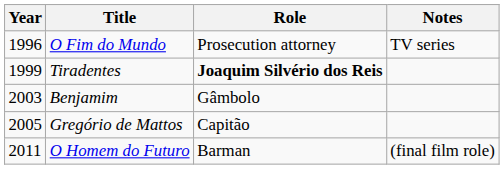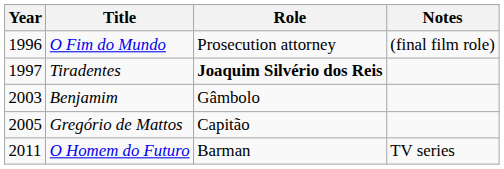(423, 44) TV series -> (443, 44) (final film role)
(25, 71) 1999 -> (25, 71) 1997
(443, 151) (final film role) -> (423, 151) TV series
